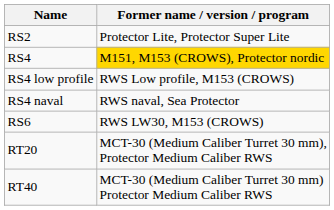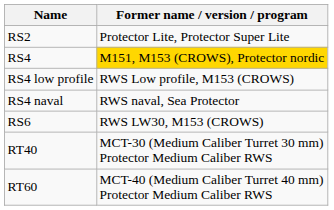- row: (22, 150)
+ row: (22, 187)
